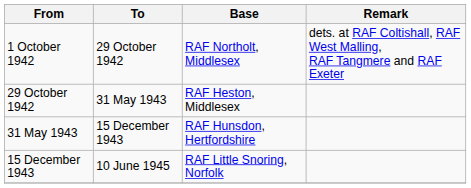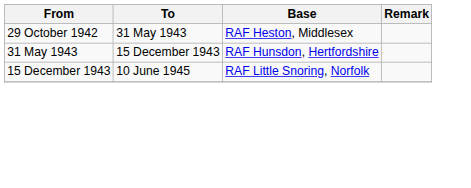- row: (34, 53)
